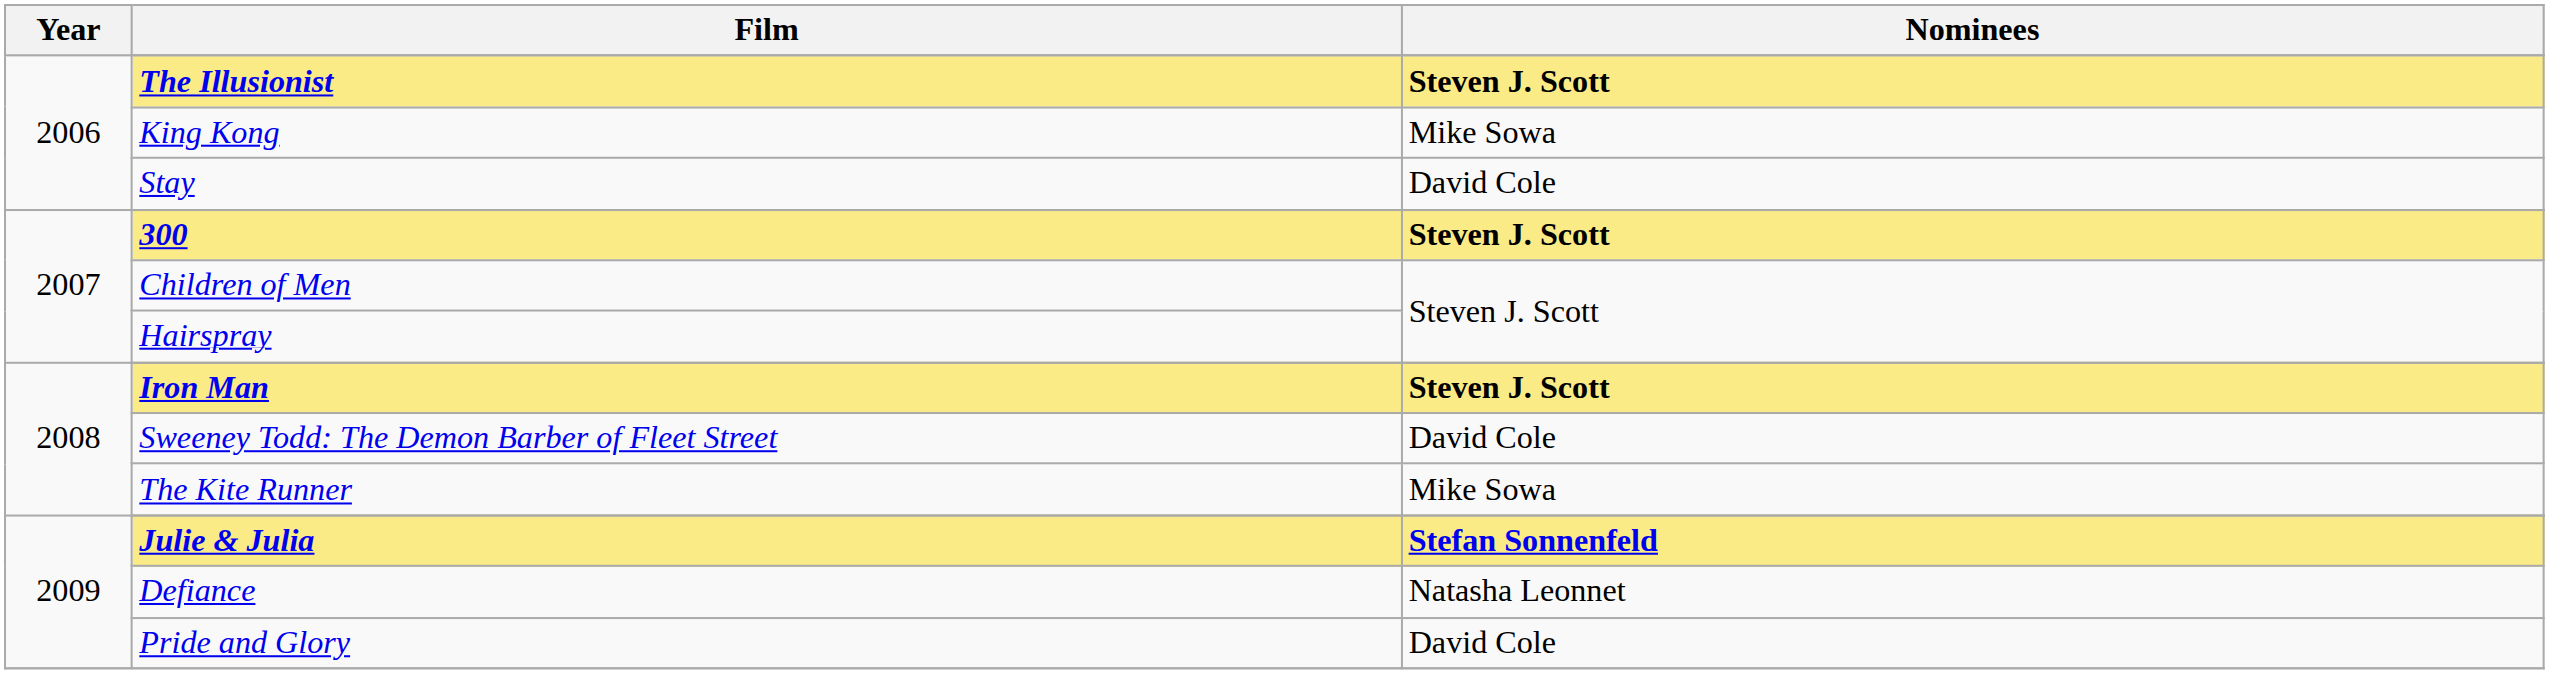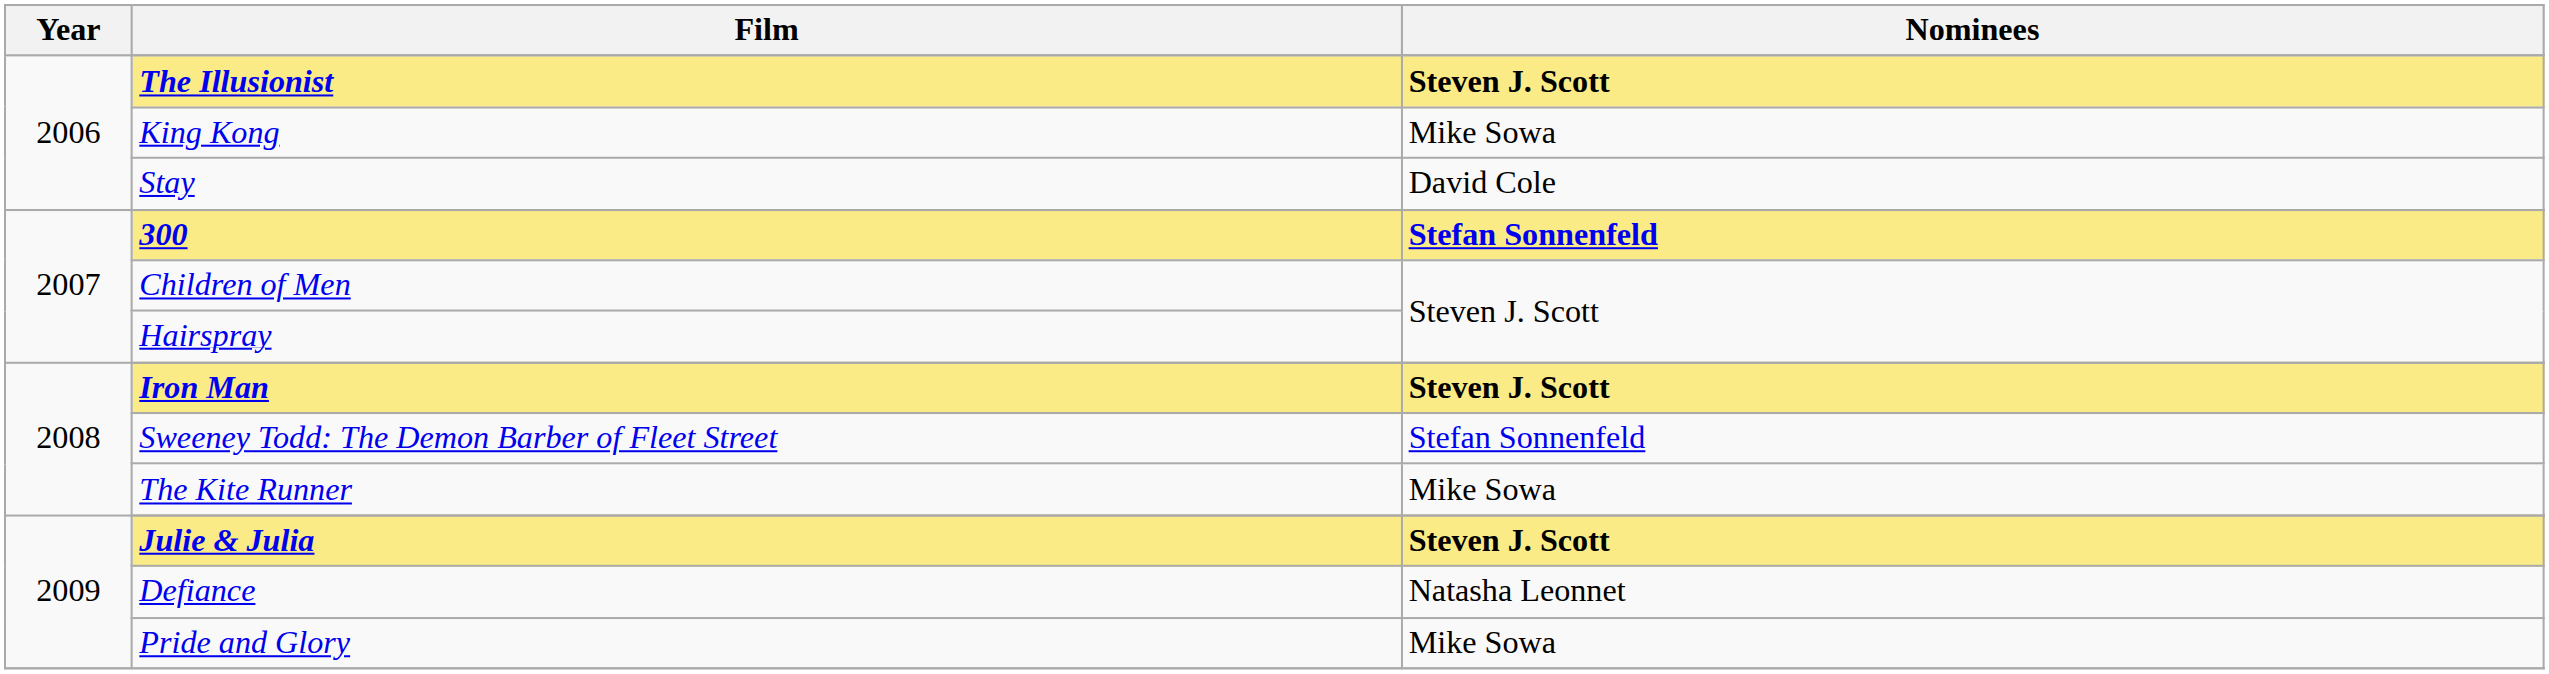(1509, 234) Steven J. Scott -> (1533, 234) Stefan Sonnenfeld
(1482, 438) David Cole -> (1527, 438) Stefan Sonnenfeld
(1533, 540) Stefan Sonnenfeld -> (1509, 540) Steven J. Scott
(1482, 642) David Cole -> (1482, 642) Mike Sowa
